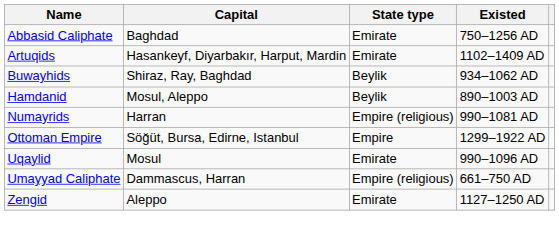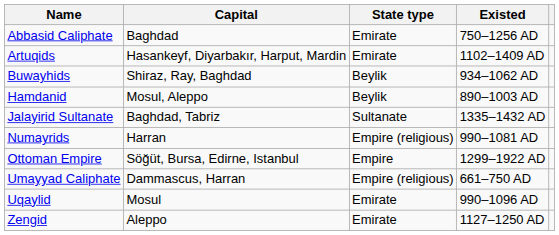+ row: (60, 117)
rows swapped: (29, 158) <-> (64, 179)
